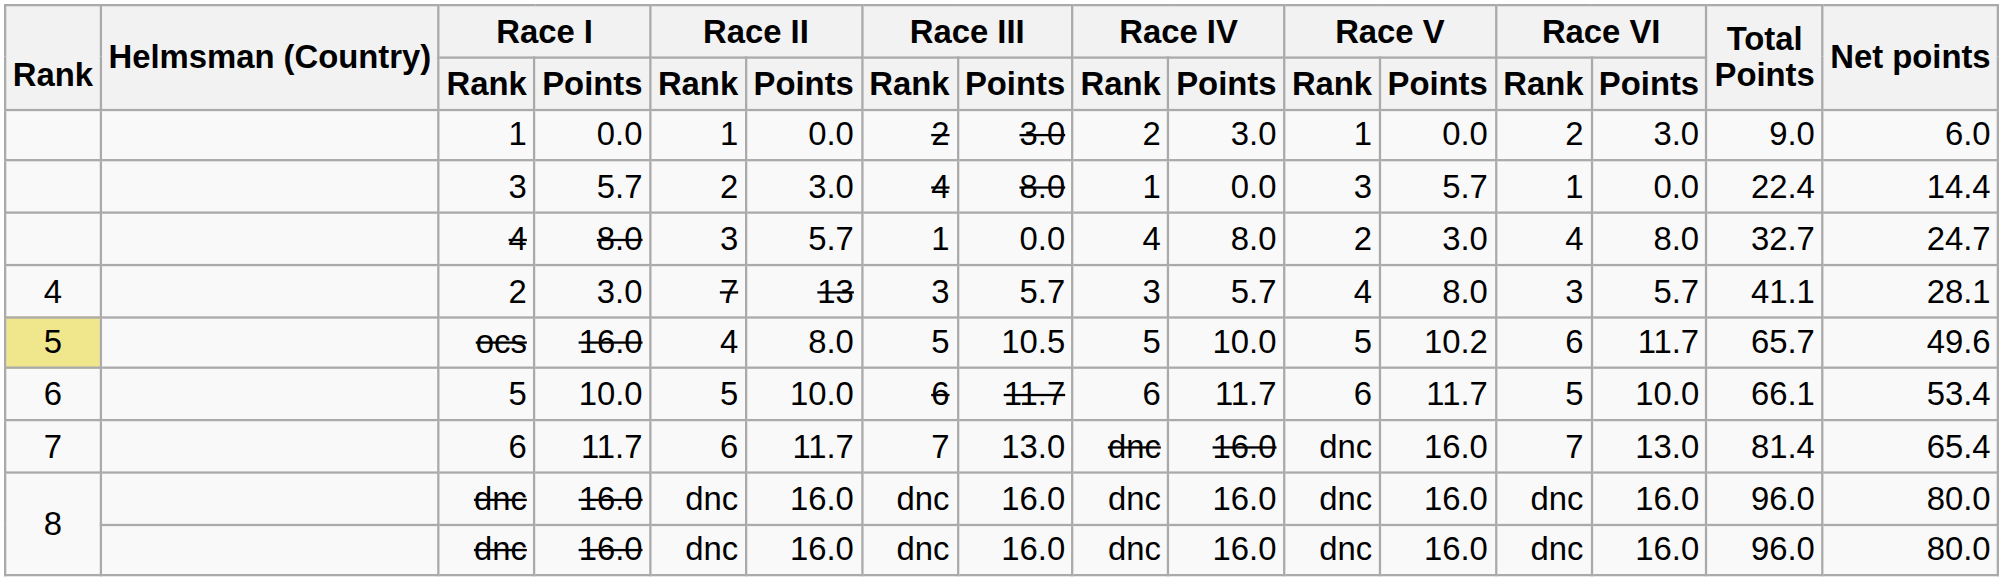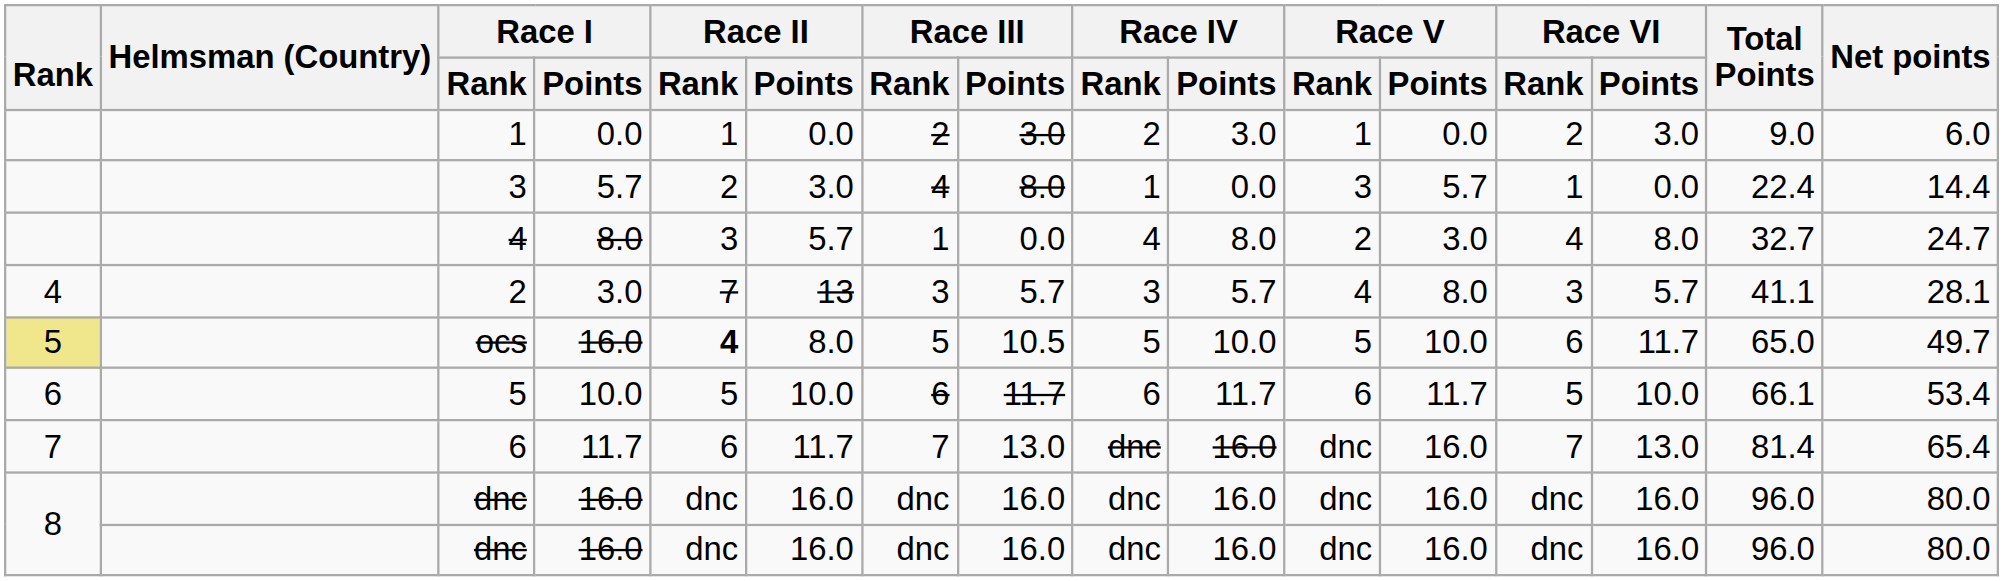(729, 343) normal -> (729, 343) bold
(1456, 343) 10.2 -> (1456, 343) 10.0
(1783, 343) 65.7 -> (1783, 343) 65.0
(1959, 343) 49.6 -> (1959, 343) 49.7
